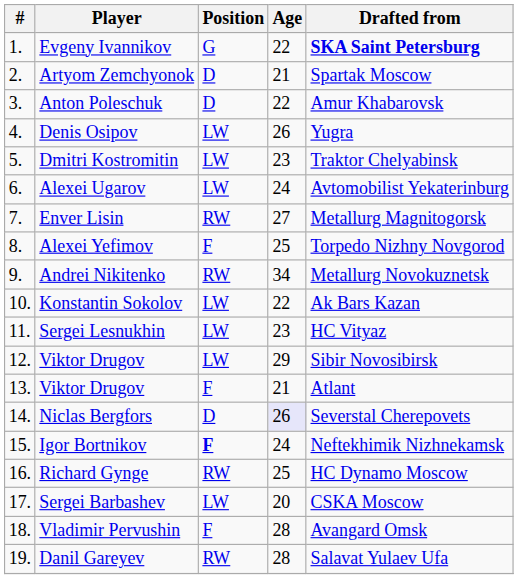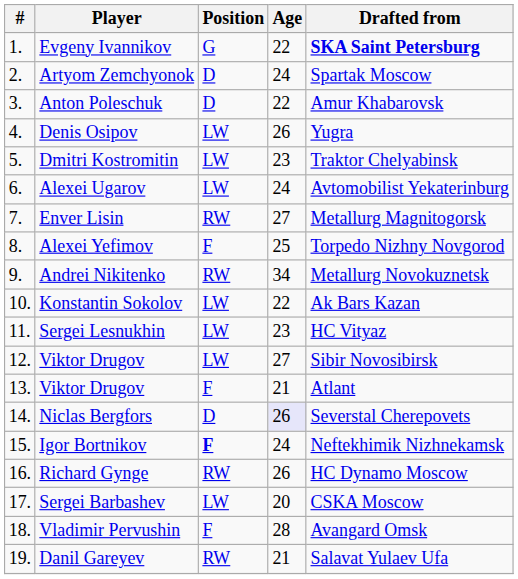(281, 75) 21 -> (281, 75) 24
(281, 359) 29 -> (281, 359) 27
(281, 473) 25 -> (281, 473) 26
(281, 558) 28 -> (281, 558) 21
